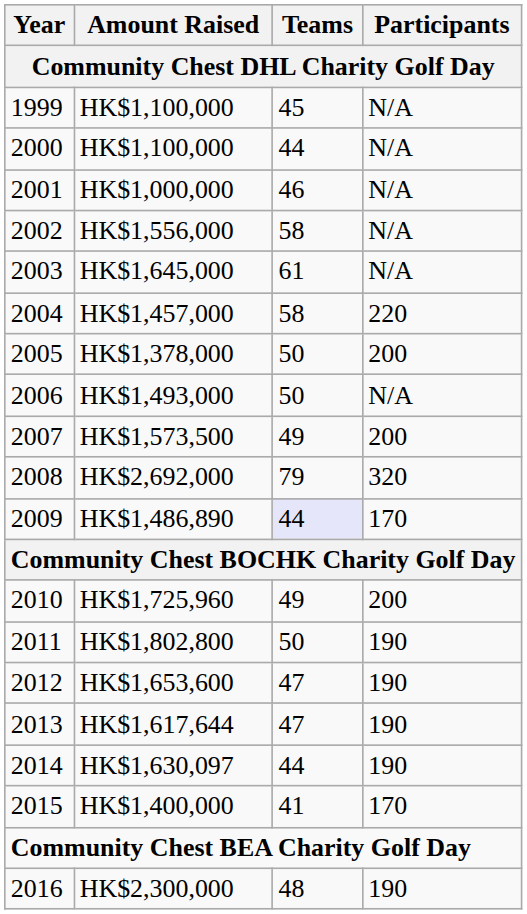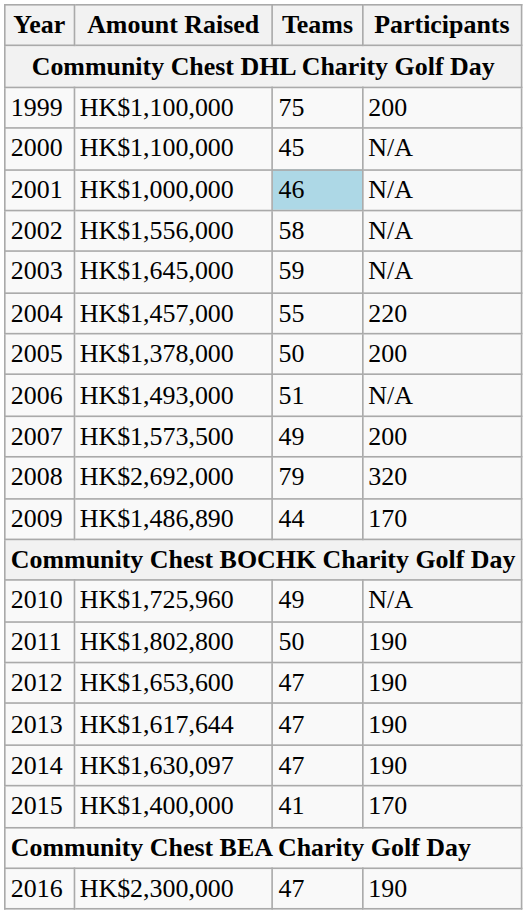(292, 107) 45 -> (292, 107) 75
(391, 107) N/A -> (388, 107) 200
(292, 148) 44 -> (292, 148) 45
(292, 189) no background -> (292, 189) lightblue background
(292, 271) 61 -> (292, 271) 59
(292, 312) 58 -> (292, 312) 55
(292, 395) 50 -> (292, 395) 51
(292, 518) lavender background -> (292, 518) no background
(388, 600) 200 -> (391, 600) N/A
(292, 764) 44 -> (292, 764) 47
(292, 888) 48 -> (292, 888) 47
